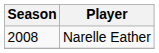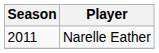(23, 37) 2008 -> (22, 37) 2011
